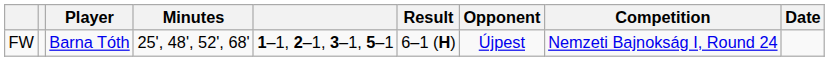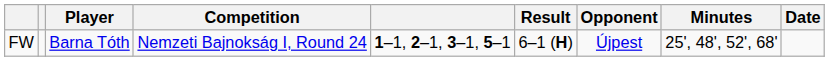columns swapped: (194, 17) <-> (663, 17)
